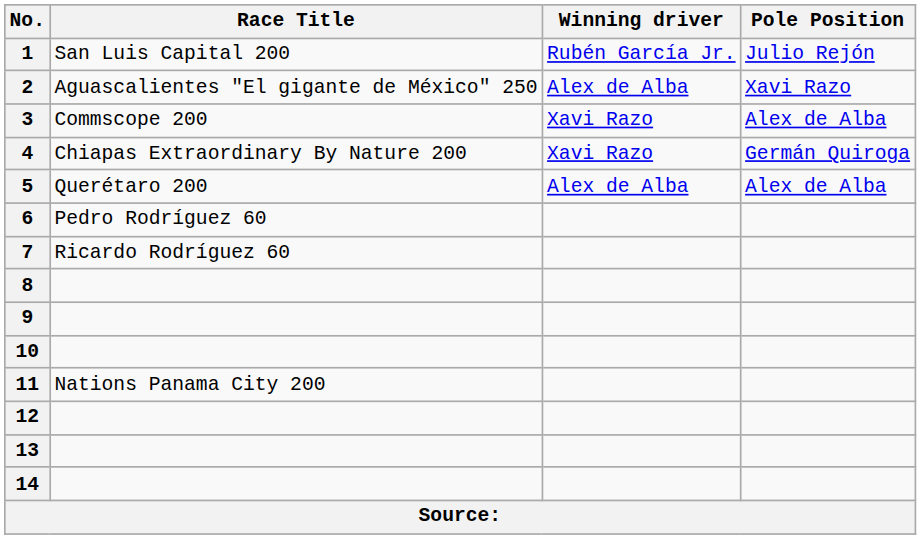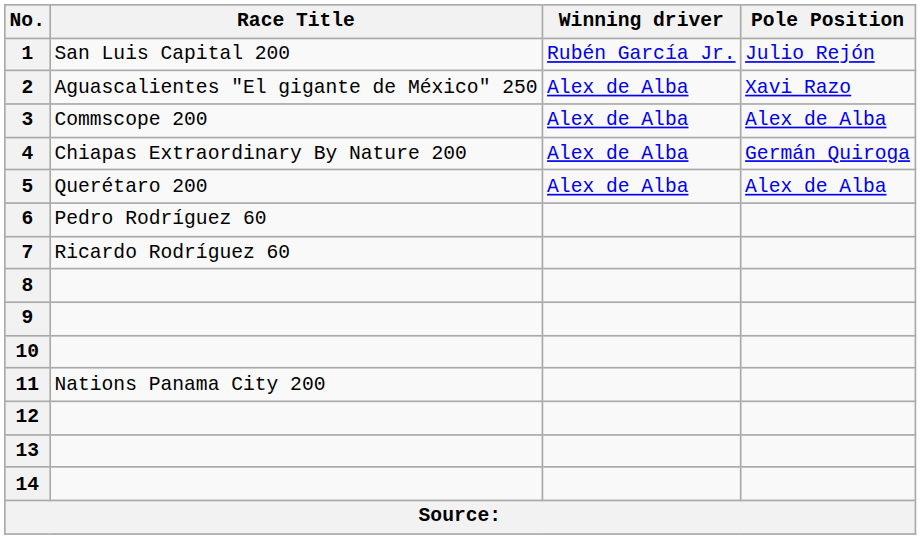(600, 120) Xavi Razo -> (618, 120) Alex de Alba
(600, 153) Xavi Razo -> (618, 153) Alex de Alba
